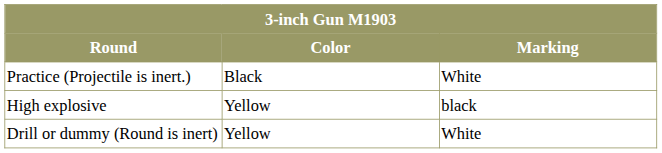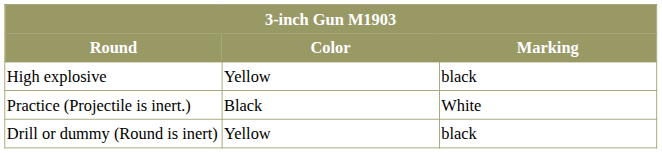rows swapped: (57, 105) <-> (99, 76)
(461, 134) White -> (459, 134) black
